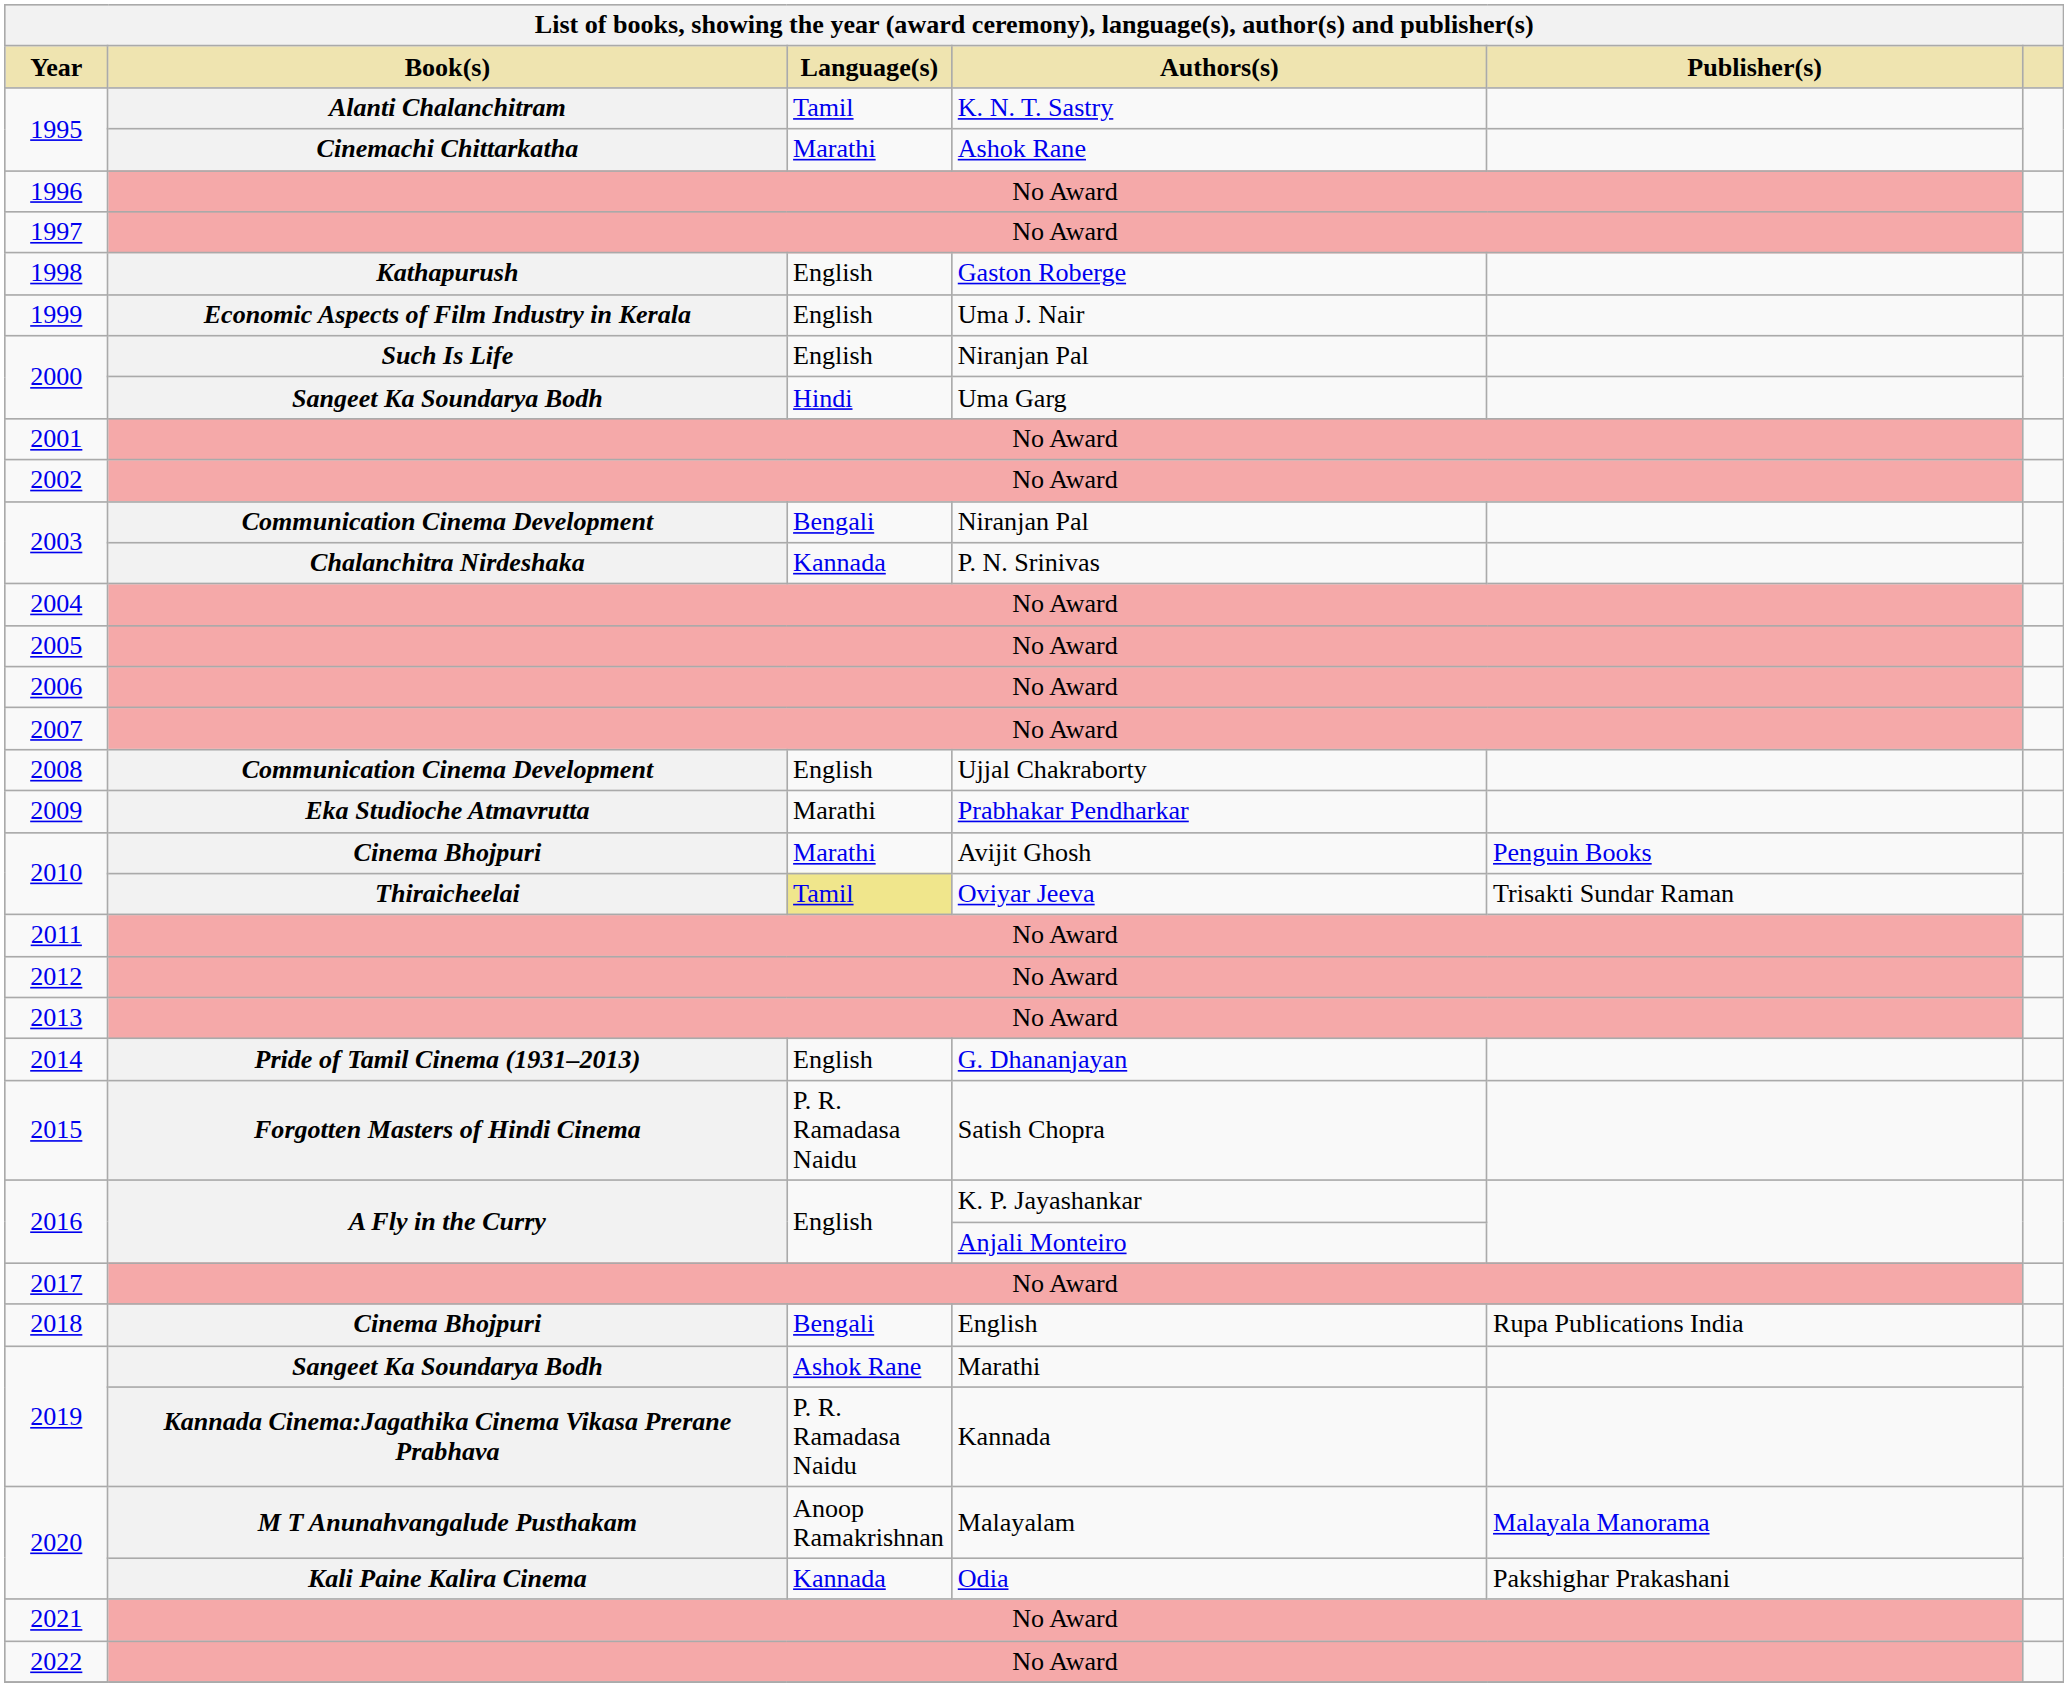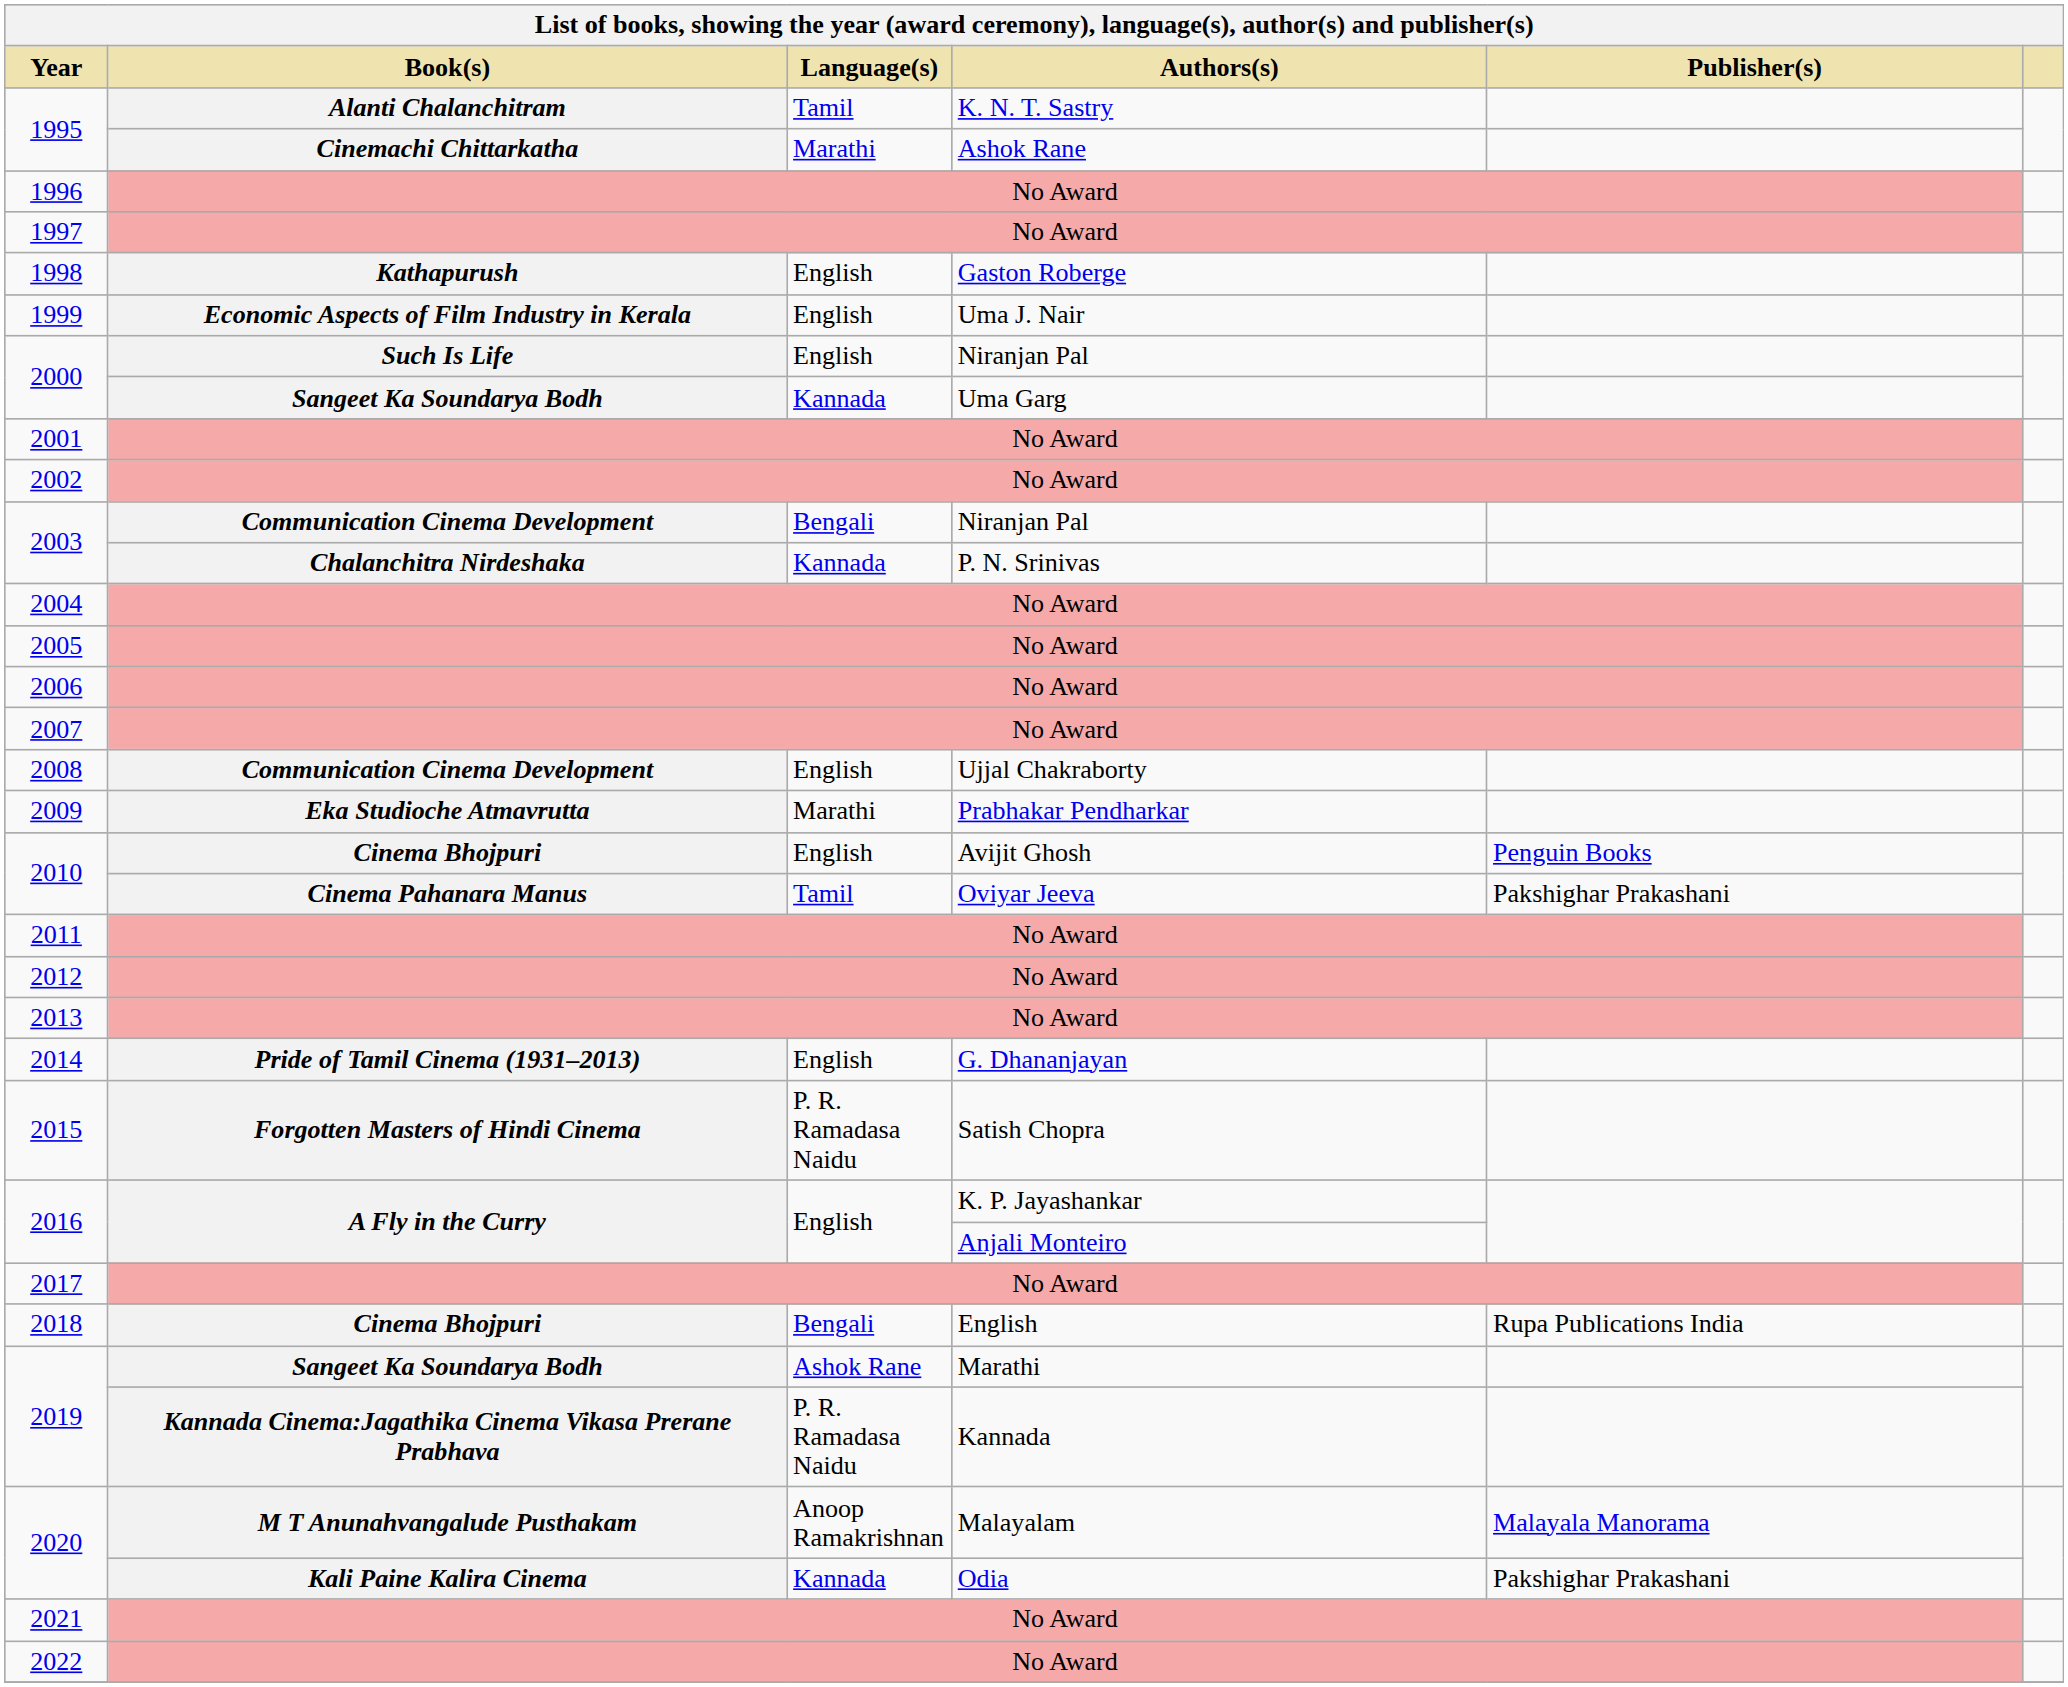(823, 397) Hindi -> (839, 397) Kannada
(834, 852) Marathi -> (833, 852) English
(447, 893) Thiraicheelai -> (447, 893) Cinema Pahanara Manus
(823, 893) khaki background -> (823, 893) no background
(1614, 893) Trisakti Sundar Raman -> (1611, 893) Pakshighar Prakashani
